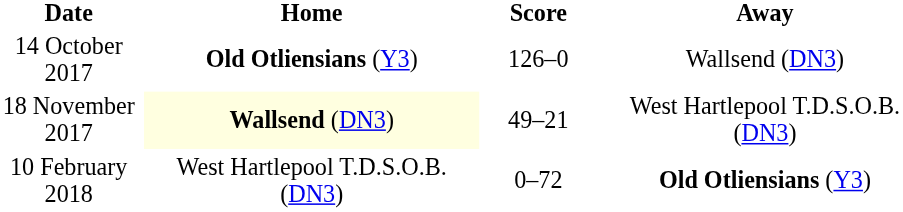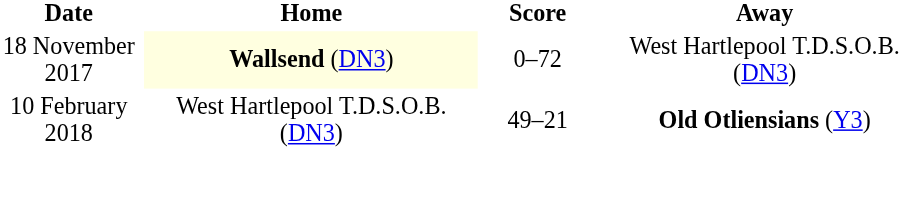- row: (69, 59)
(538, 120) 49–21 -> (538, 59) 0–72
(538, 180) 0–72 -> (538, 120) 49–21
